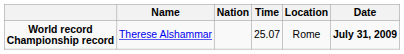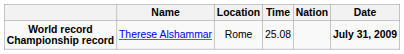columns swapped: (233, 12) <-> (306, 12)
(267, 35) 25.07 -> (278, 35) 25.08
